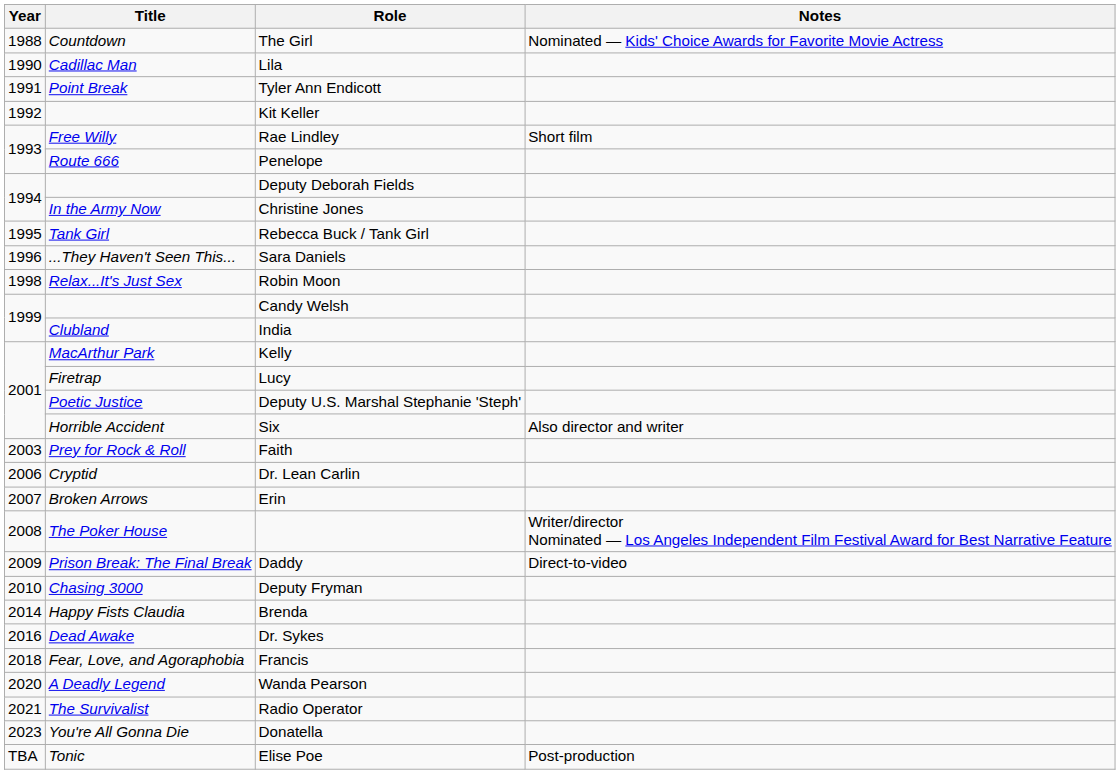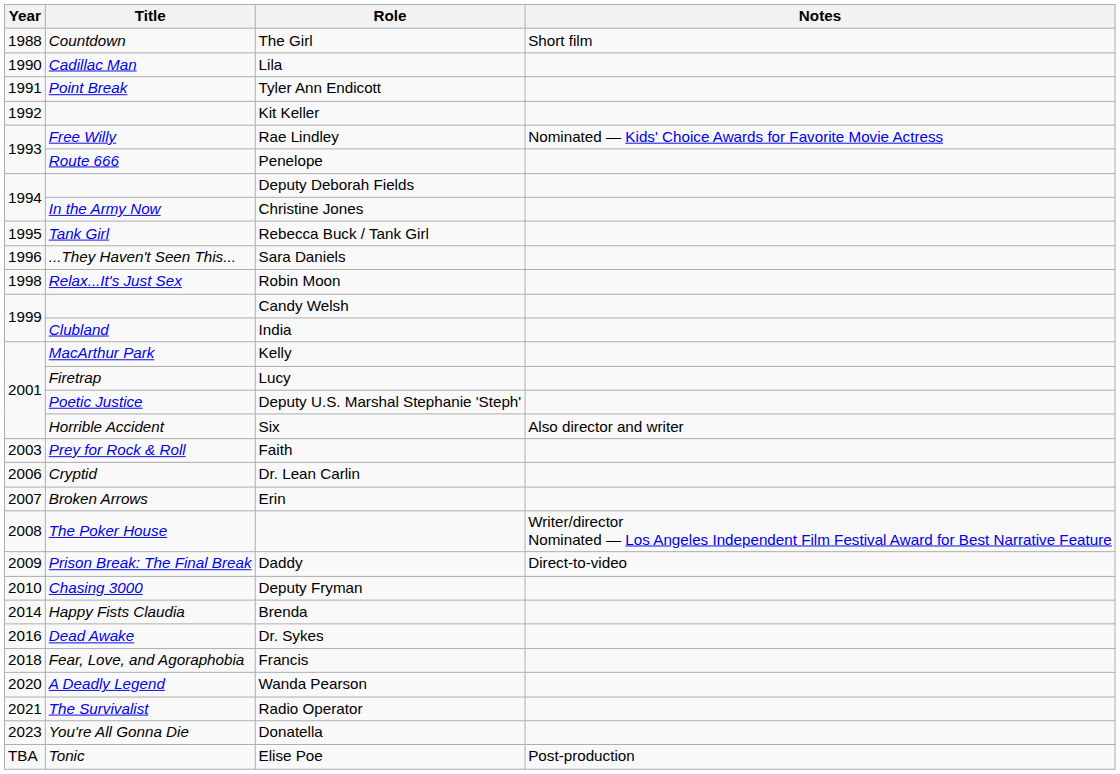(736, 40) Nominated — Kids' Choice Awards for Favorite Movie Actress -> (560, 40) Short film
(560, 137) Short film -> (736, 137) Nominated — Kids' Choice Awards for Favorite Movie Actress
